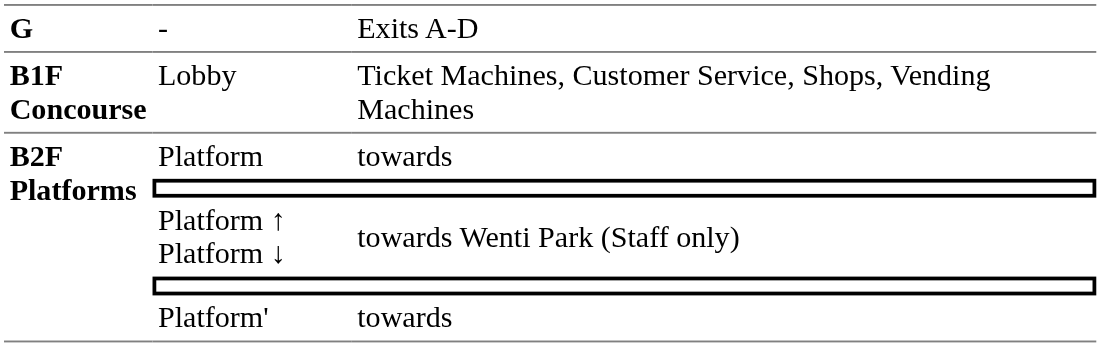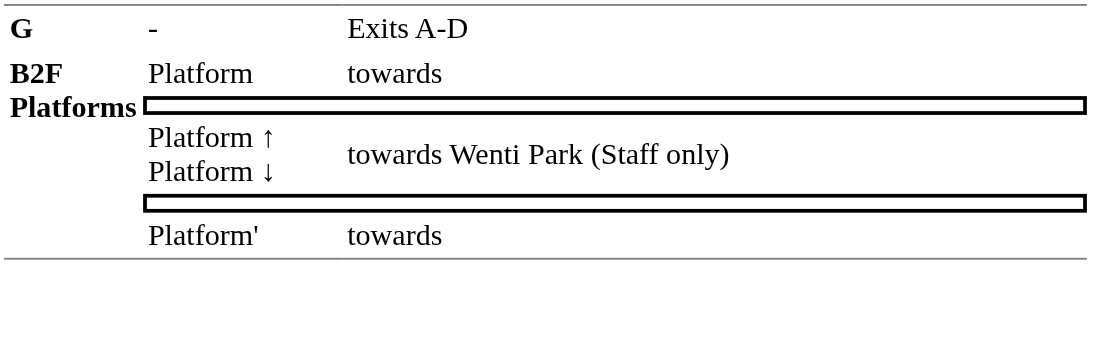- row: (197, 75)
